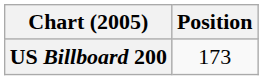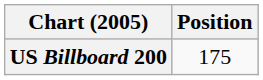(215, 56) 173 -> (215, 56) 175
